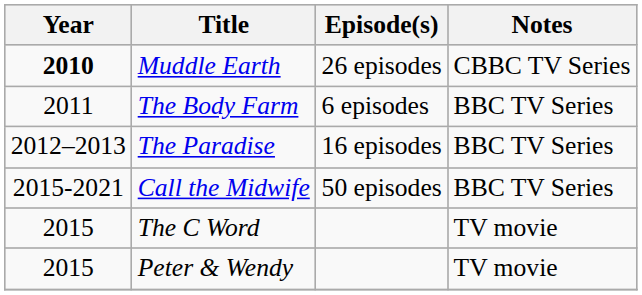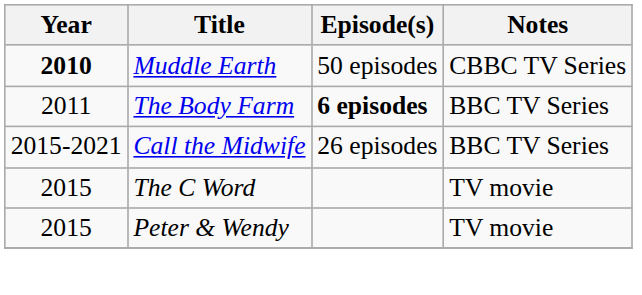(382, 65) 26 episodes -> (377, 65) 50 episodes
(375, 106) normal -> (372, 106) bold
- row: (206, 146)
(382, 187) 50 episodes -> (377, 146) 26 episodes
